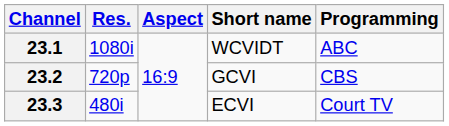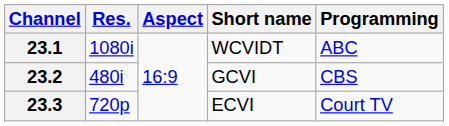(109, 76) 720p -> (106, 76) 480i
(106, 105) 480i -> (109, 105) 720p
